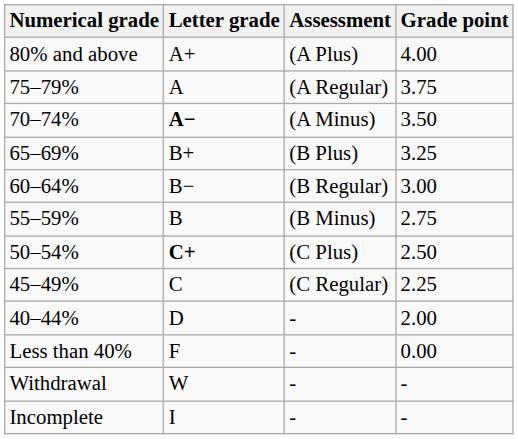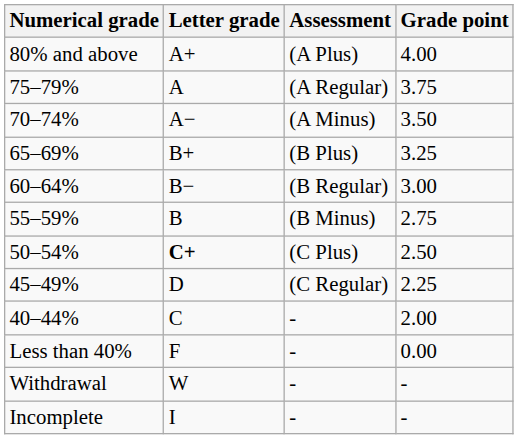(182, 119) bold -> (182, 119) normal
(176, 284) C -> (176, 284) D
(176, 317) D -> (176, 317) C
